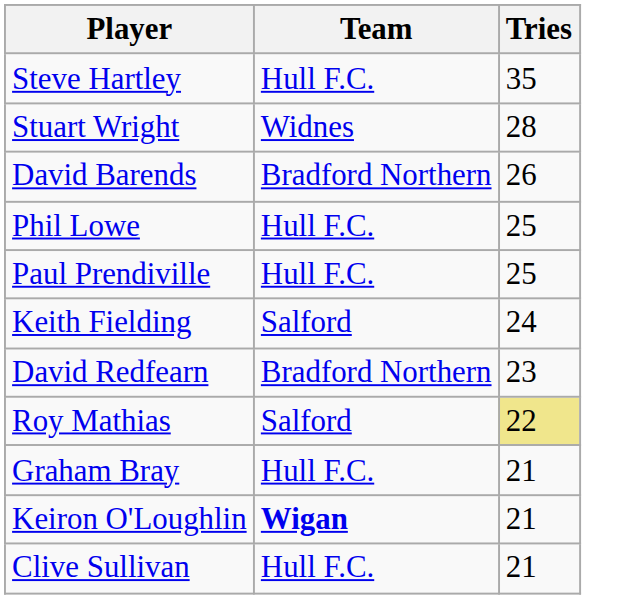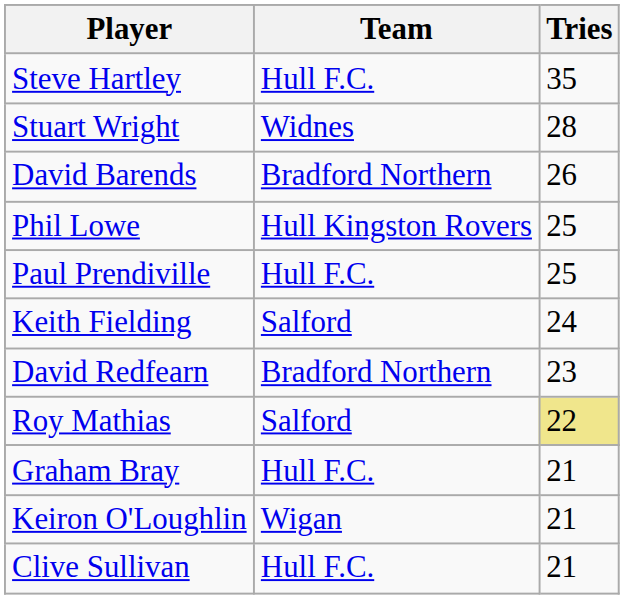(318, 224) Hull F.C. -> (396, 224) Hull Kingston Rovers
(304, 518) bold -> (301, 518) normal
